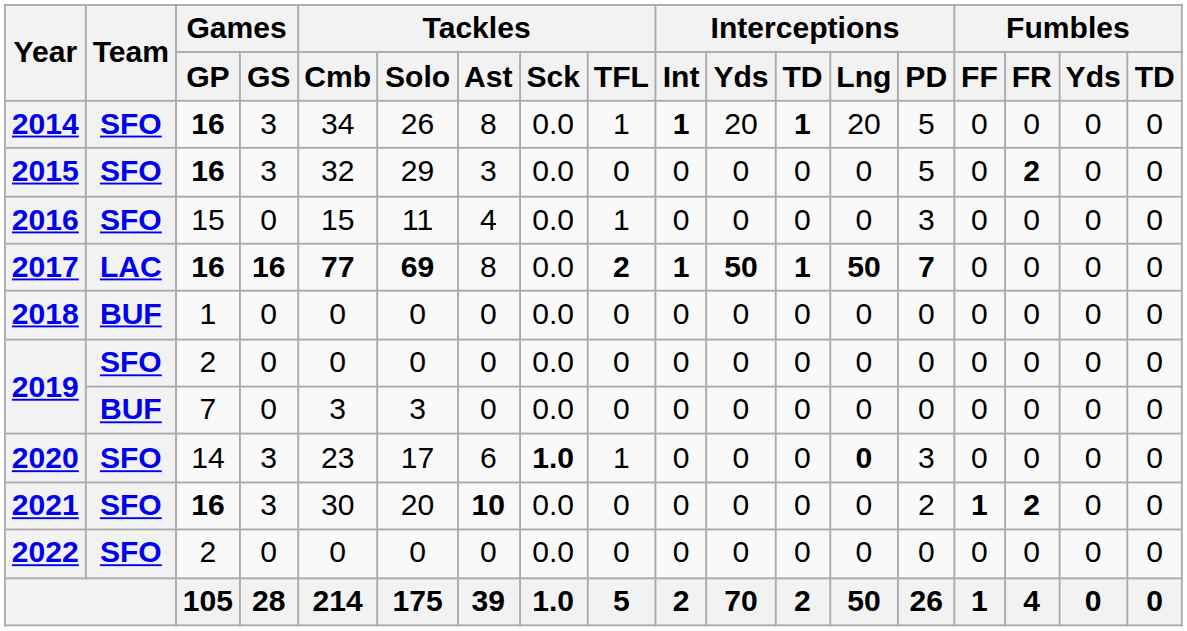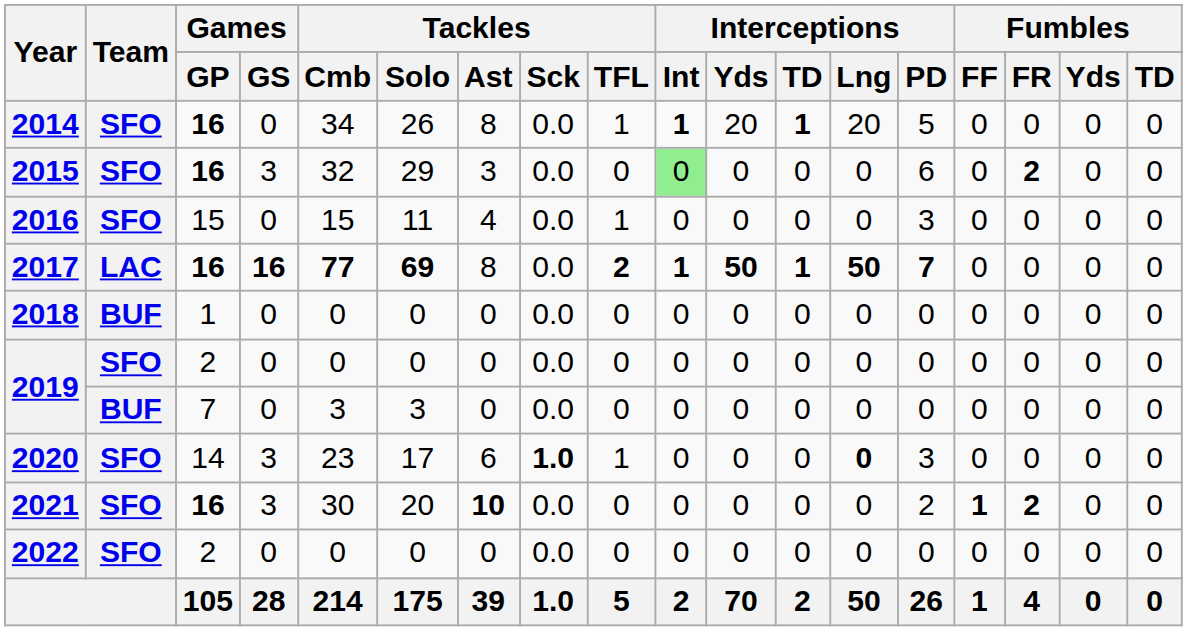(269, 123) 3 -> (269, 123) 0
(681, 171) no background -> (681, 171) lightgreen background
(926, 171) 5 -> (926, 171) 6
